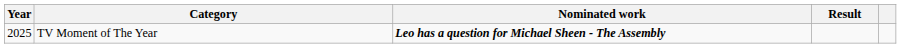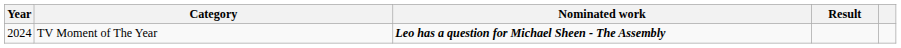(19, 33) 2025 -> (19, 33) 2024
